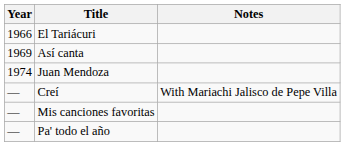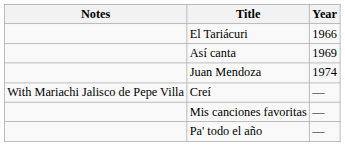columns swapped: (20, 14) <-> (249, 14)
